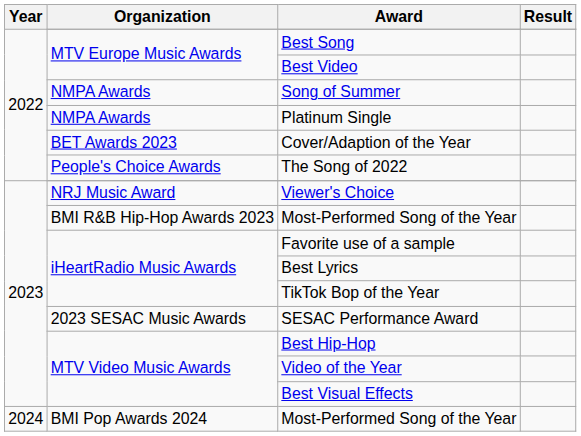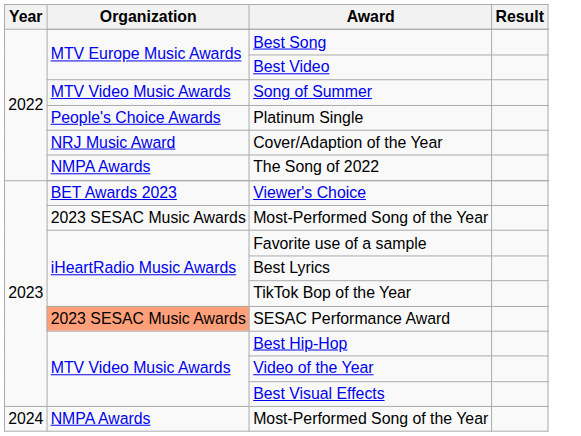(101, 92) NMPA Awards -> (141, 92) MTV Video Music Awards
(101, 117) NMPA Awards -> (136, 117) People's Choice Awards
(114, 142) BET Awards 2023 -> (113, 142) NRJ Music Award
(136, 167) People's Choice Awards -> (101, 167) NMPA Awards
(113, 192) NRJ Music Award -> (114, 192) BET Awards 2023
(162, 218) BMI R&B Hip-Hop Awards 2023 -> (148, 218) 2023 SESAC Music Awards
(148, 318) no background -> (148, 318) lightsalmon background
(129, 419) BMI Pop Awards 2024 -> (101, 419) NMPA Awards
